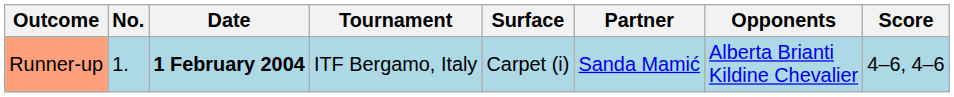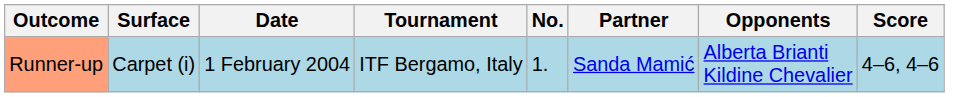columns swapped: (128, 20) <-> (528, 20)
(229, 63) bold -> (277, 63) normal
